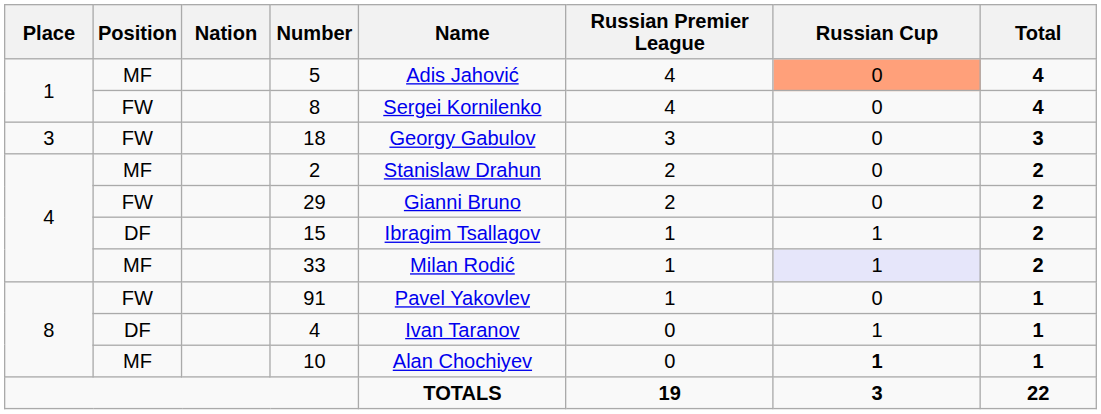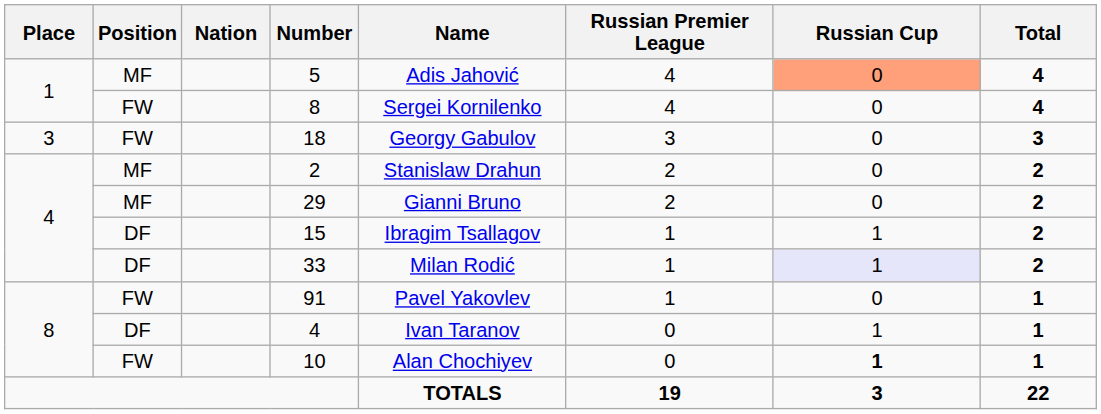(137, 202) FW -> (137, 202) MF
(137, 266) MF -> (137, 266) DF
(137, 361) MF -> (137, 361) FW
